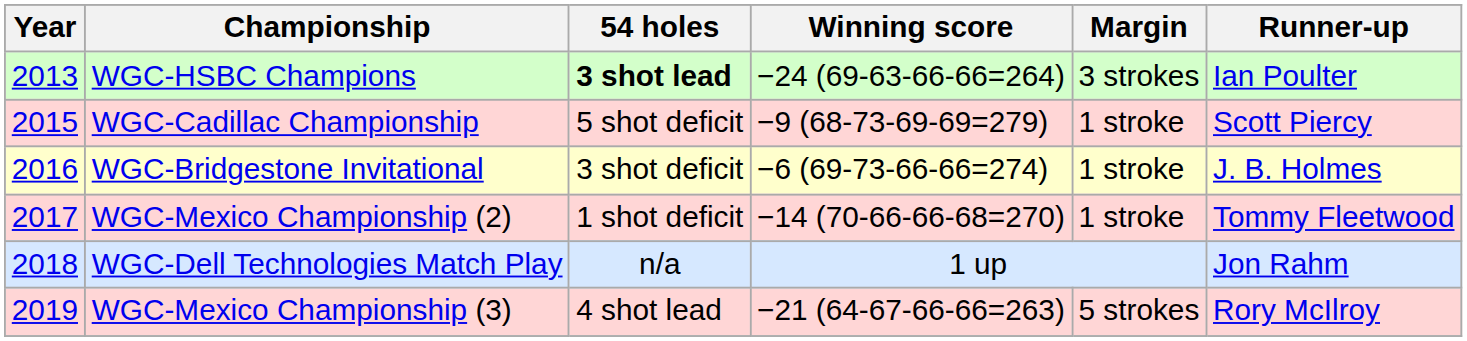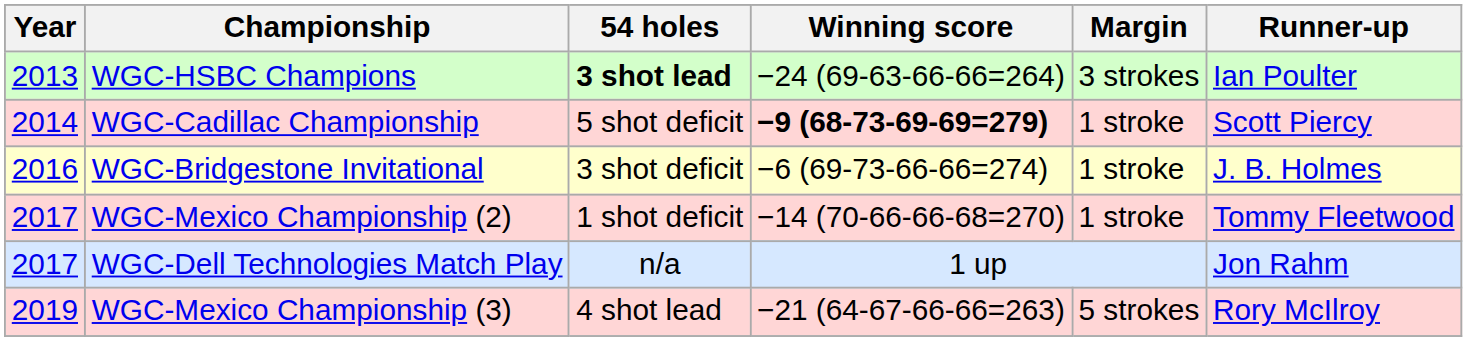(45, 122) 2015 -> (45, 122) 2014
(903, 122) normal -> (903, 122) bold
(45, 264) 2018 -> (45, 264) 2017
